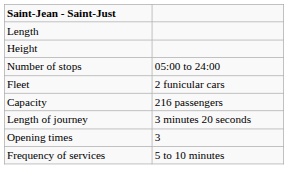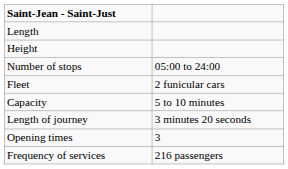(189, 102) 216 passengers -> (190, 102) 5 to 10 minutes
(190, 155) 5 to 10 minutes -> (189, 155) 216 passengers
